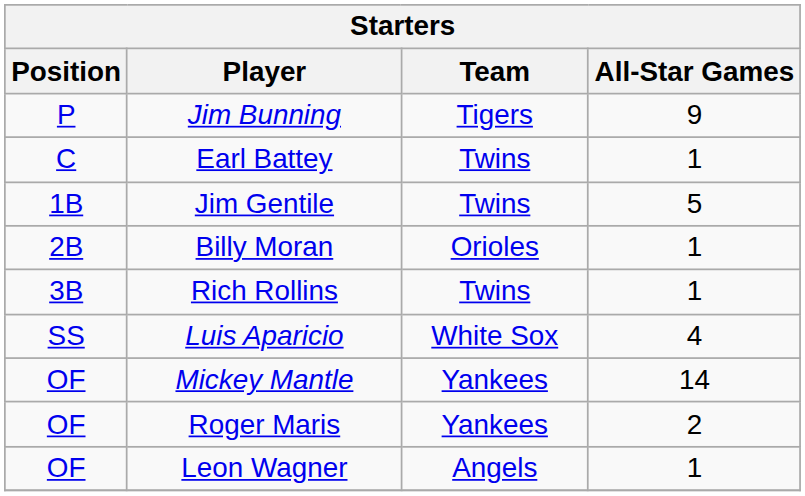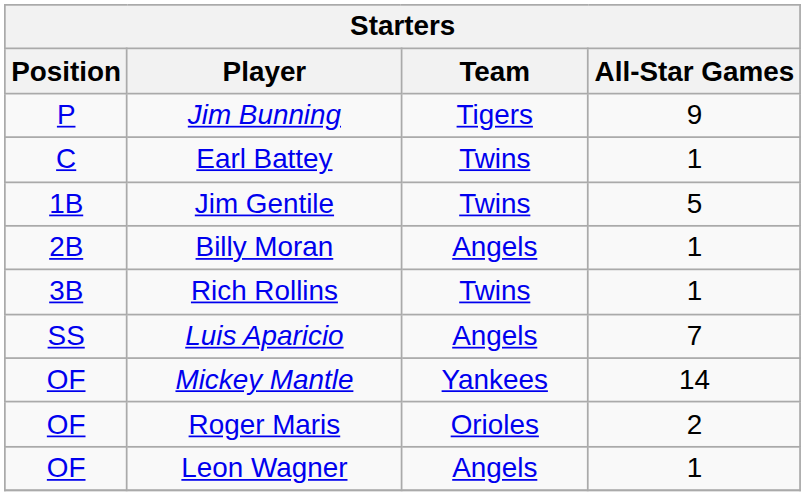(495, 247) Orioles -> (495, 247) Angels
(495, 335) White Sox -> (495, 335) Angels
(694, 335) 4 -> (694, 335) 7
(495, 423) Yankees -> (495, 423) Orioles
